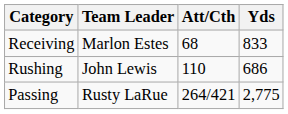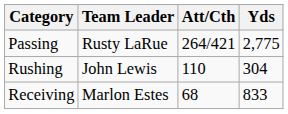rows swapped: (33, 95) <-> (41, 43)
(255, 69) 686 -> (255, 69) 304
